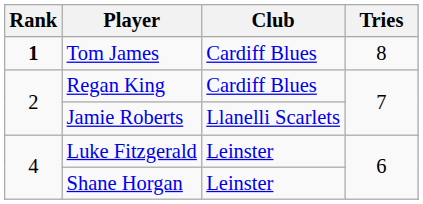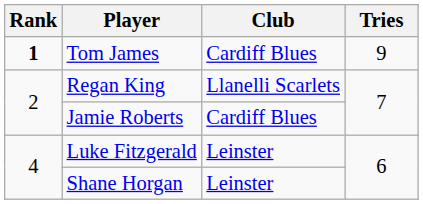(381, 53) 8 -> (381, 53) 9
(262, 85) Cardiff Blues -> (273, 85) Llanelli Scarlets
(273, 118) Llanelli Scarlets -> (262, 118) Cardiff Blues
